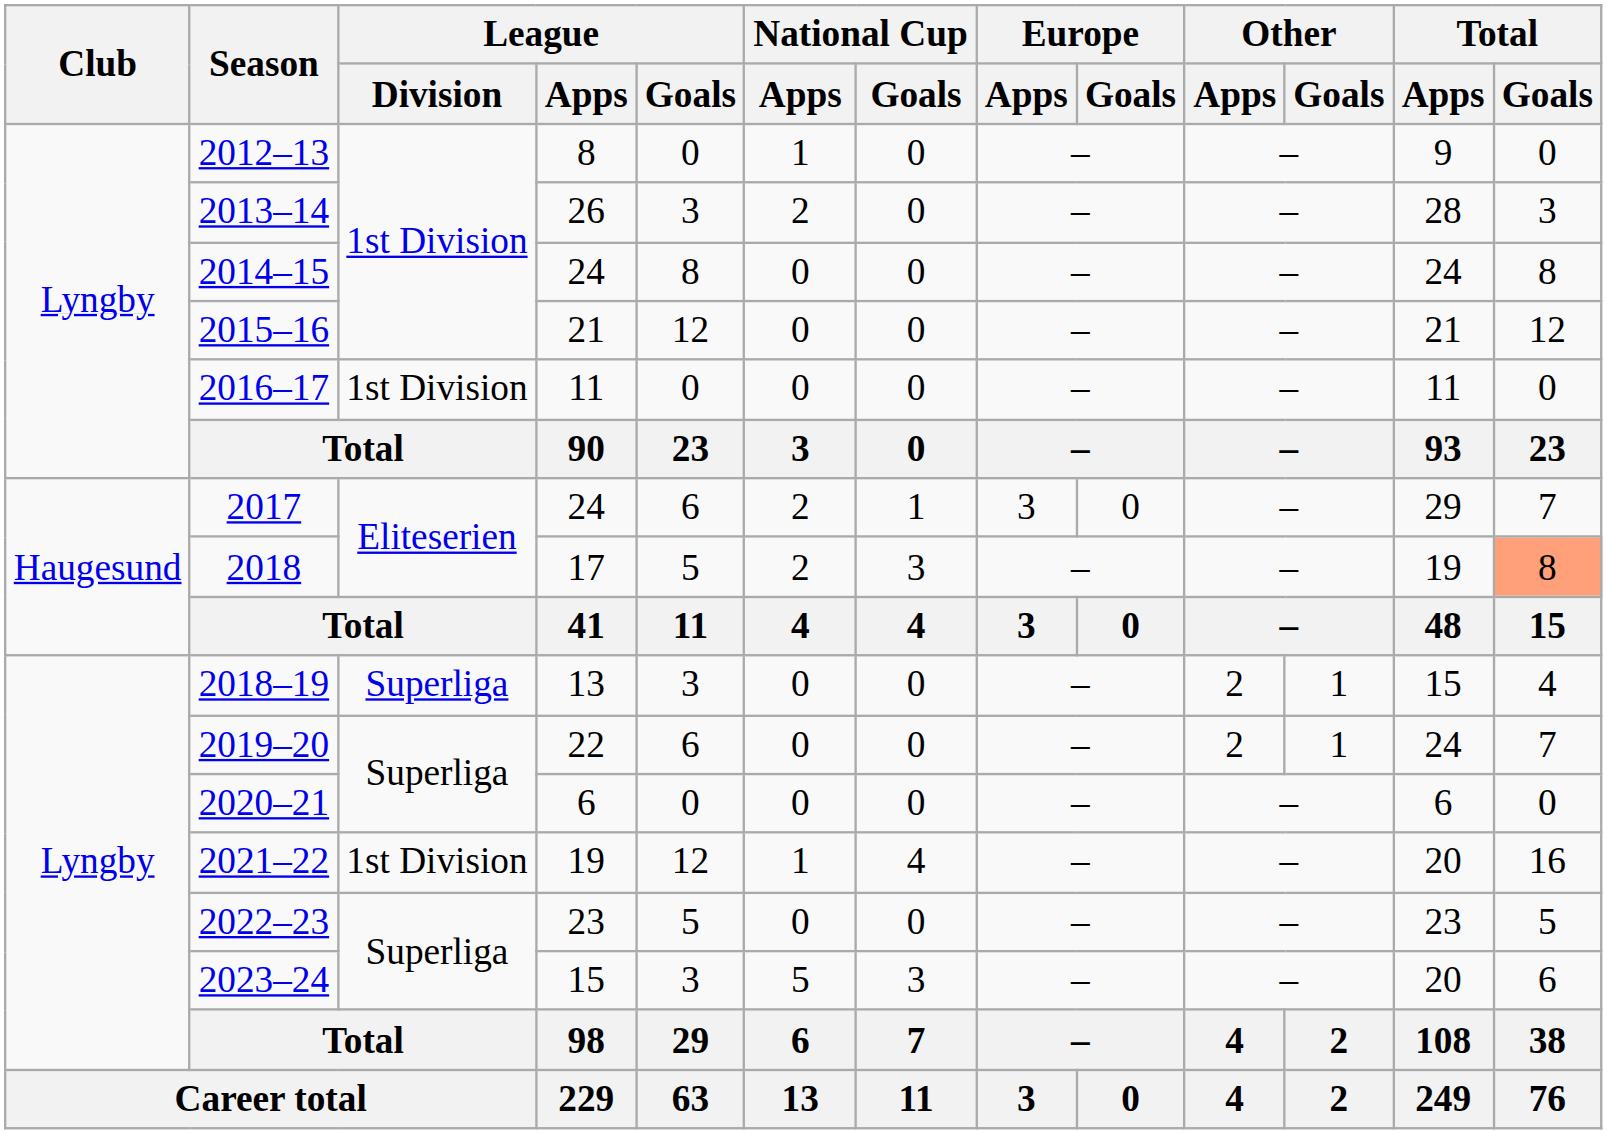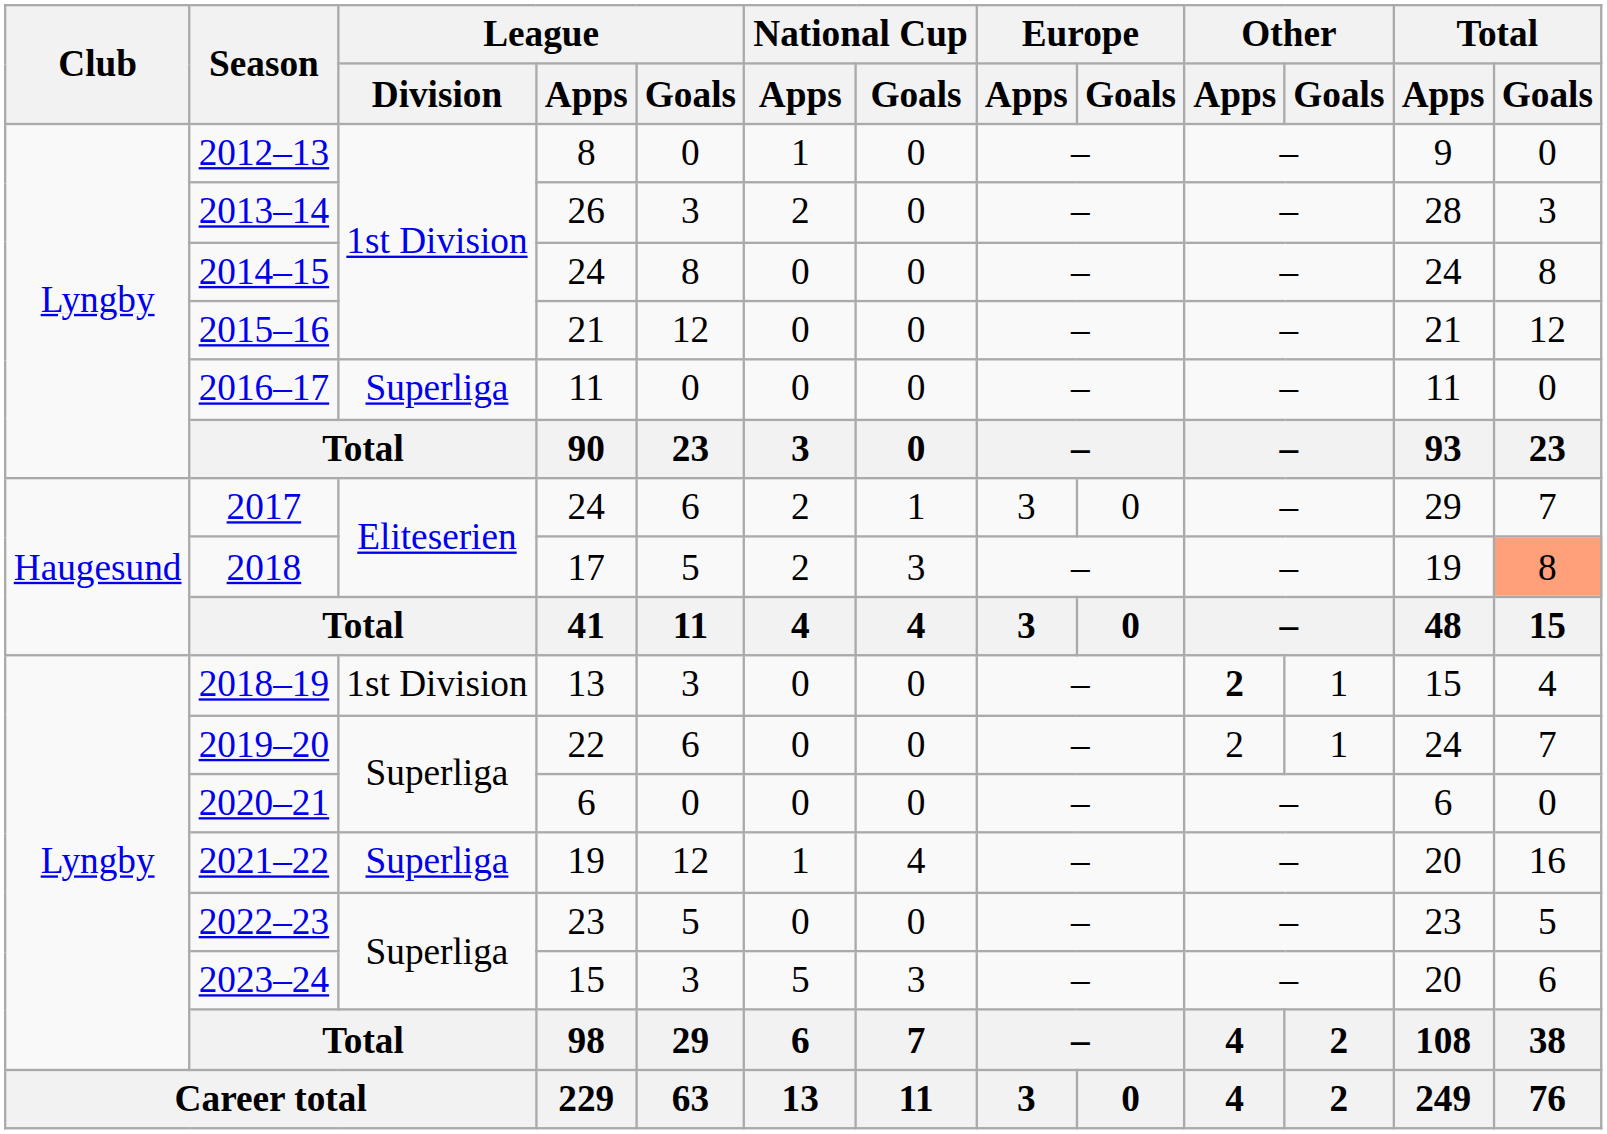(437, 388) 1st Division -> (437, 388) Superliga
(437, 684) Superliga -> (437, 684) 1st Division
(1235, 684) normal -> (1235, 684) bold
(437, 861) 1st Division -> (437, 861) Superliga
